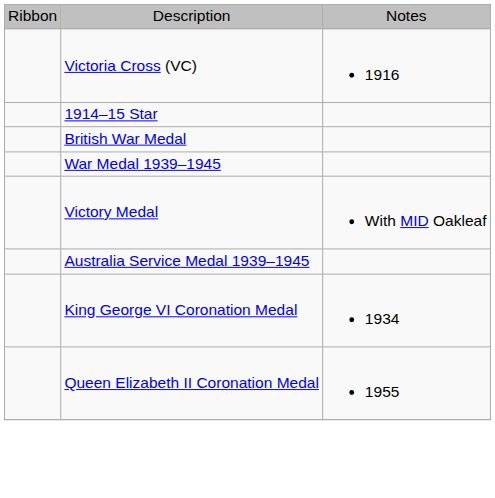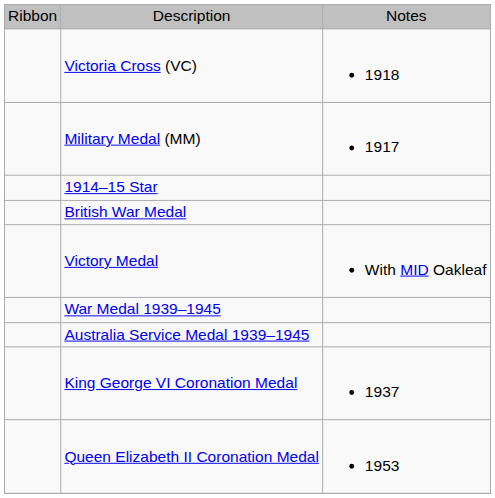(406, 74) 1916 -> (406, 74) 1918
+ row: (133, 138)
rows swapped: (111, 212) <-> (143, 163)
(406, 319) 1934 -> (406, 392) 1937
(406, 392) 1955 -> (406, 465) 1953
